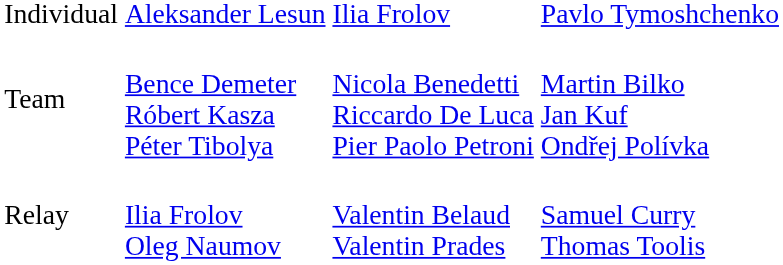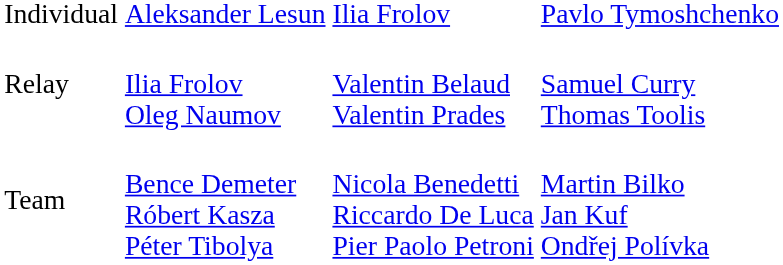rows swapped: (35, 99) <-> (36, 215)
